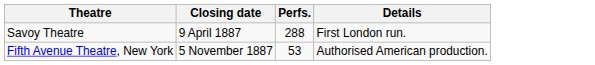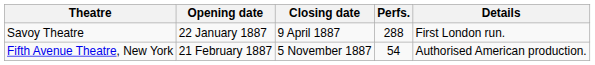+ column: (225, 13)
(295, 51) 53 -> (394, 51) 54
